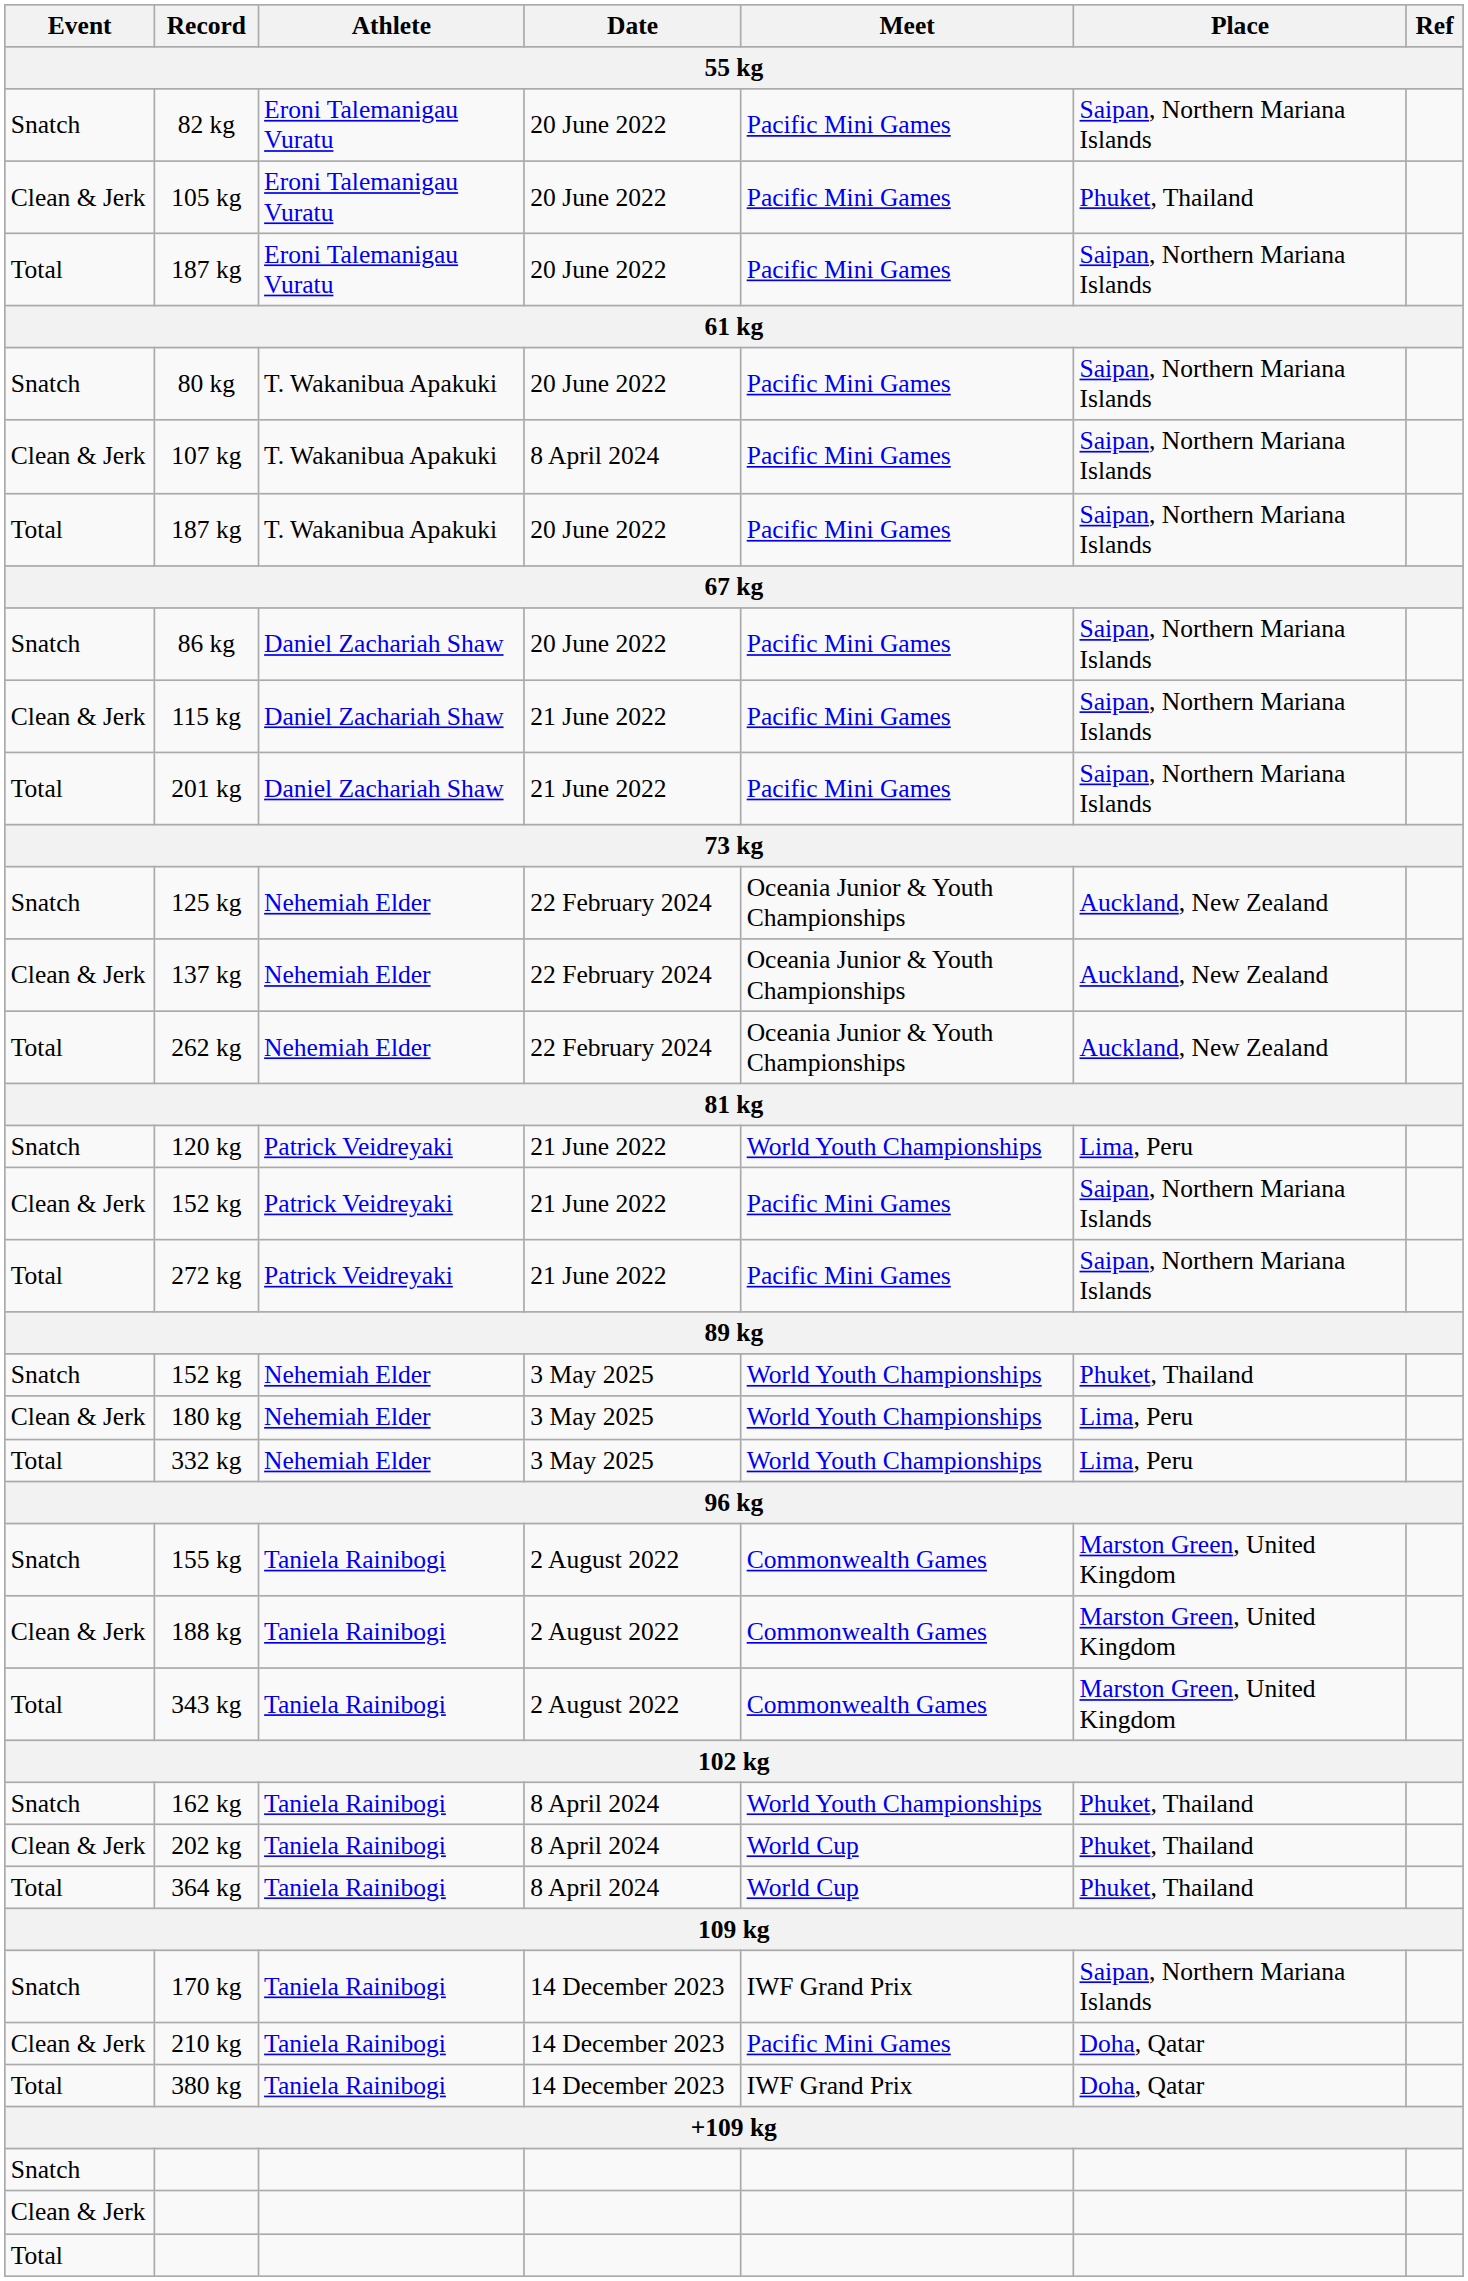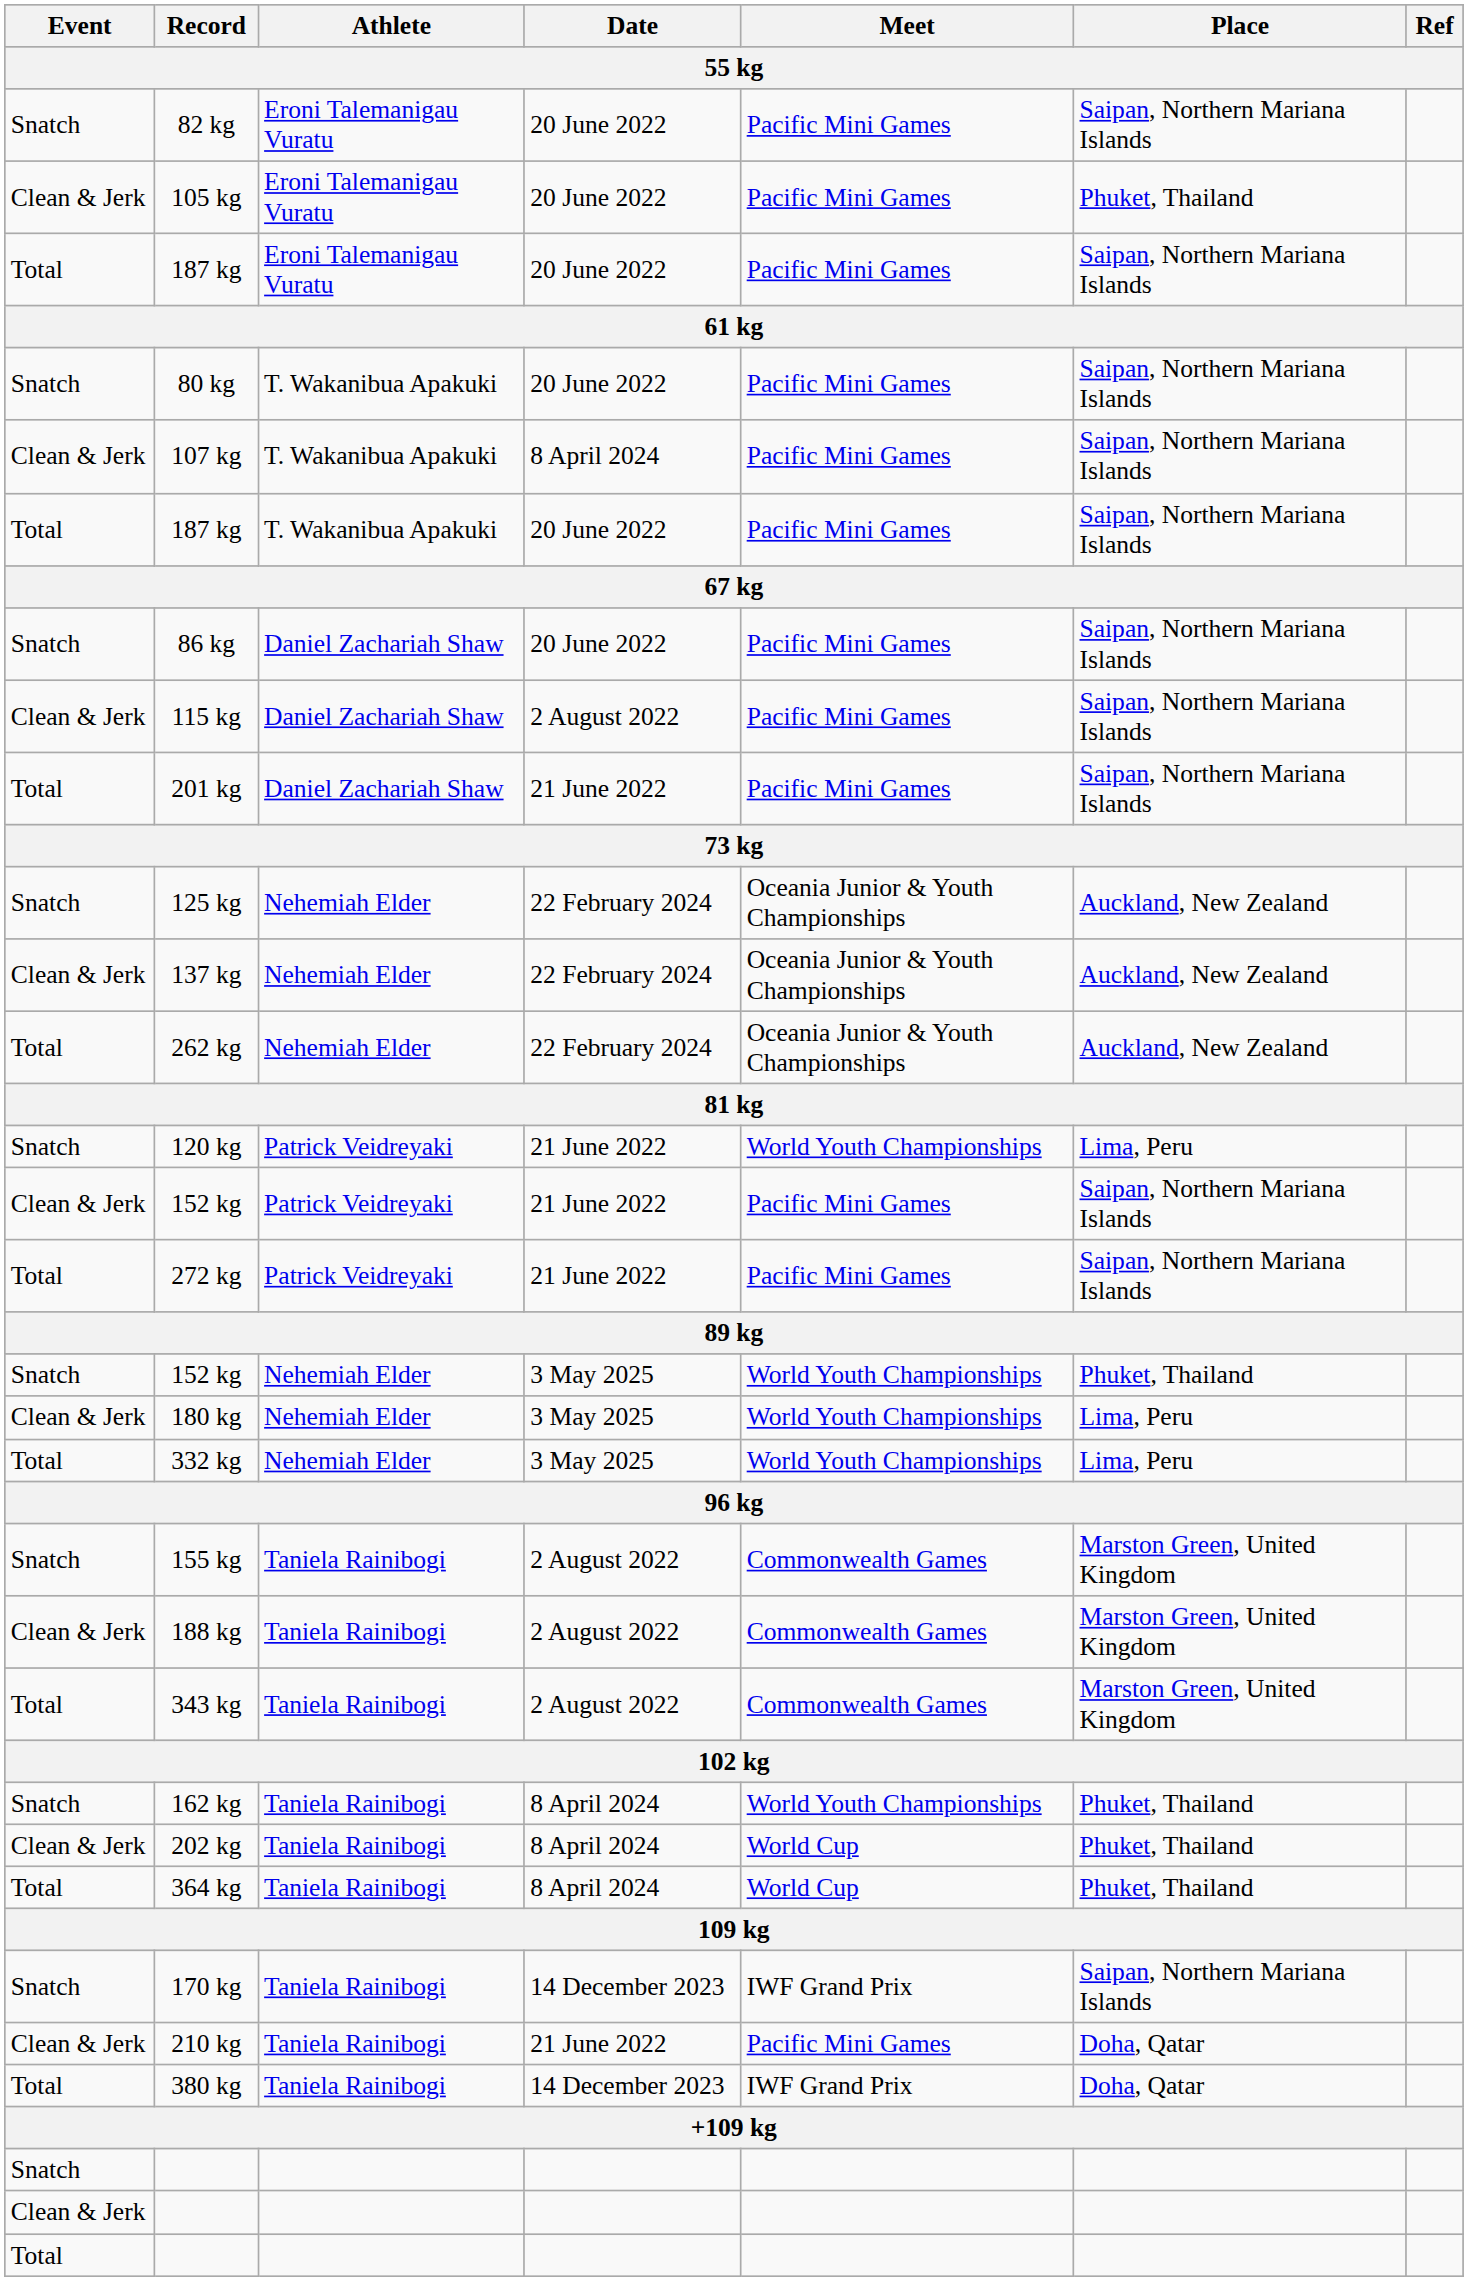(598, 715) 21 June 2022 -> (605, 715) 2 August 2022
(627, 2043) 14 December 2023 -> (598, 2043) 21 June 2022
